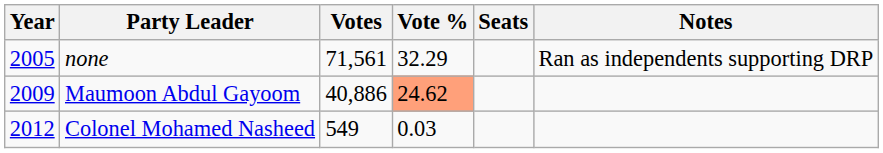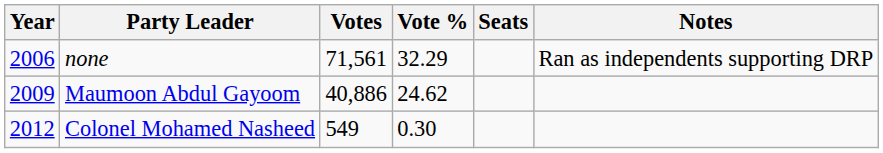(32, 57) 2005 -> (32, 57) 2006
(423, 93) lightsalmon background -> (423, 93) no background
(417, 128) 0.03 -> (417, 128) 0.30
